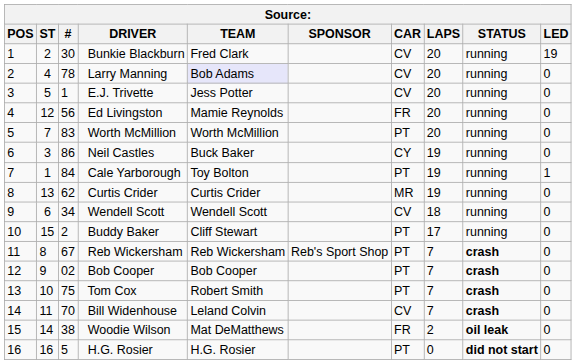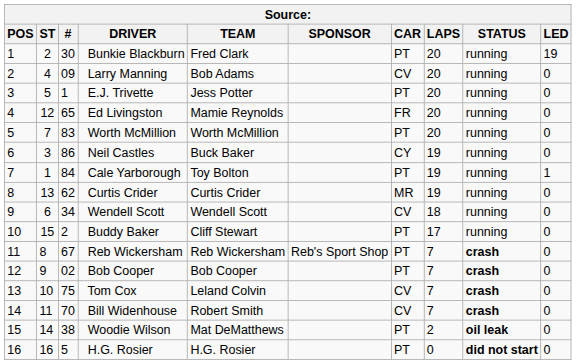(403, 54) CV -> (402, 54) PT
(68, 74) 78 -> (68, 74) 09
(222, 74) lavender background -> (222, 74) no background
(403, 93) CV -> (402, 93) PT
(68, 113) 56 -> (68, 113) 65
(227, 291) Robert Smith -> (228, 291) Leland Colvin
(402, 291) PT -> (403, 291) CV
(228, 310) Leland Colvin -> (227, 310) Robert Smith
(402, 330) FR -> (402, 330) PT
